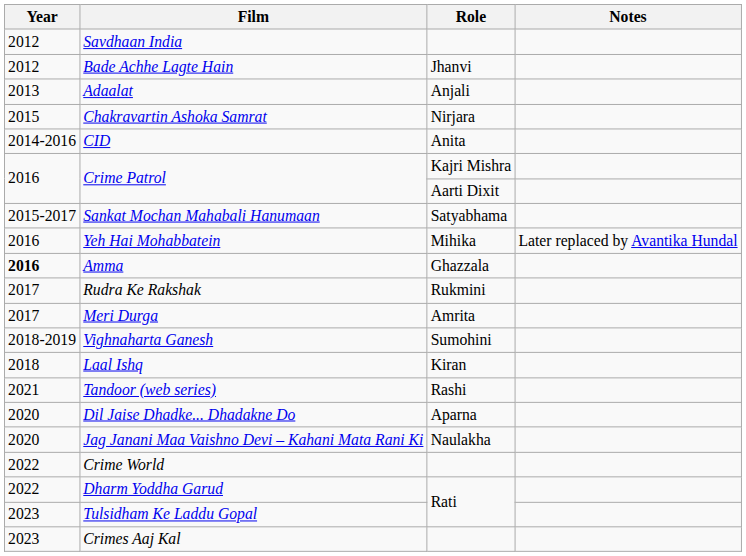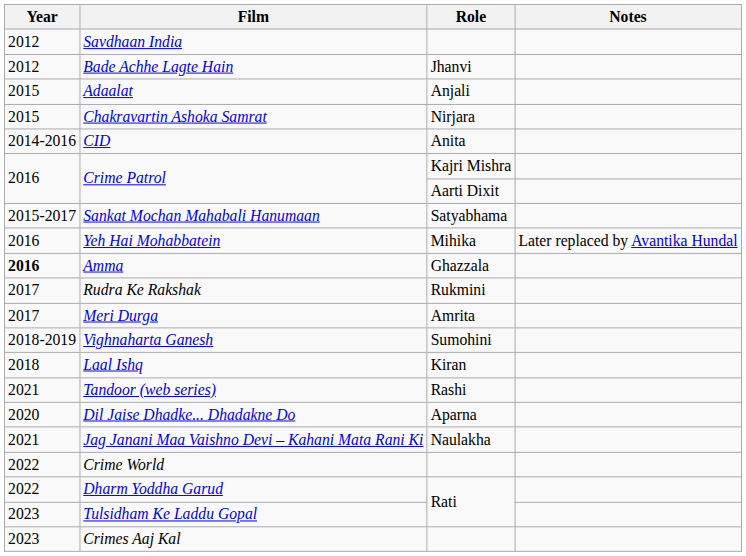(24, 91) 2013 -> (24, 91) 2015
(24, 439) 2020 -> (24, 439) 2021
